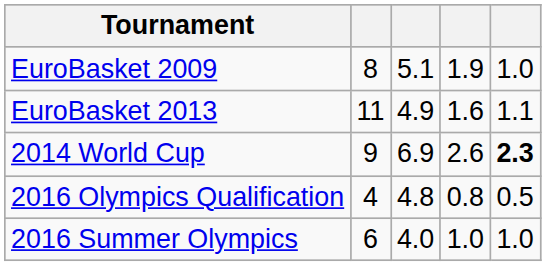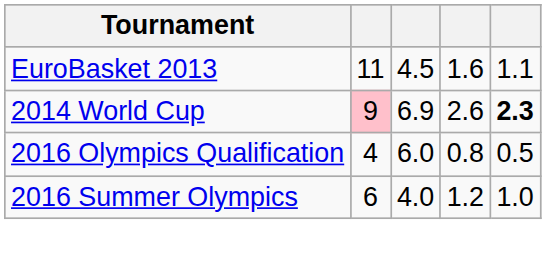- row: (114, 68)
(416, 111) 4.9 -> (416, 68) 4.5
(371, 153) no background -> (371, 111) pink background
(416, 196) 4.8 -> (416, 153) 6.0
(465, 238) 1.0 -> (465, 196) 1.2
